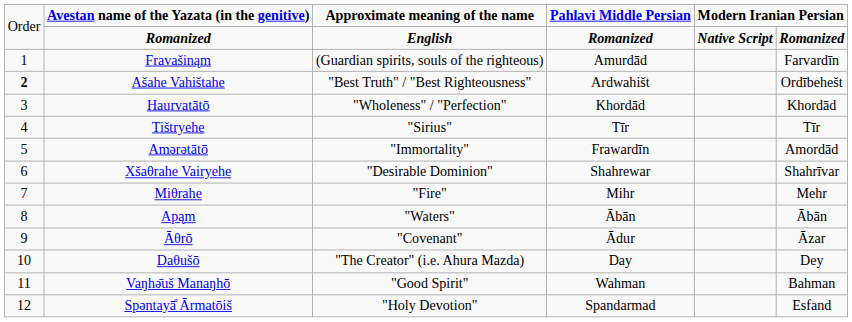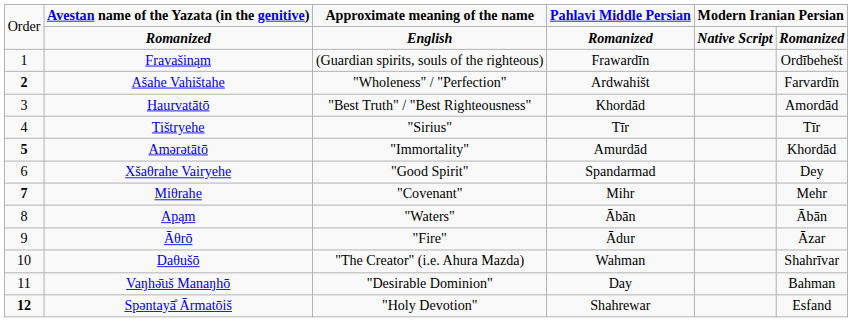(620, 60) Amurdād -> (620, 60) Frawardīn
(812, 60) Farvardīn -> (812, 60) Ordībehešt
(430, 82) "Best Truth" / "Best Righteousness" -> (430, 82) "Wholeness" / "Perfection"
(812, 82) Ordībehešt -> (812, 82) Farvardīn
(430, 104) "Wholeness" / "Perfection" -> (430, 104) "Best Truth" / "Best Righteousness"
(812, 104) Khordād -> (812, 104) Amordād
(24, 149) normal -> (24, 149) bold
(620, 149) Frawardīn -> (620, 149) Amurdād
(812, 149) Amordād -> (812, 149) Khordād
(430, 171) "Desirable Dominion" -> (430, 171) "Good Spirit"
(620, 171) Shahrewar -> (620, 171) Spandarmad
(812, 171) Shahrīvar -> (812, 171) Dey
(24, 194) normal -> (24, 194) bold
(430, 194) "Fire" -> (430, 194) "Covenant"
(430, 238) "Covenant" -> (430, 238) "Fire"
(620, 261) Day -> (620, 261) Wahman
(812, 261) Dey -> (812, 261) Shahrīvar
(430, 283) "Good Spirit" -> (430, 283) "Desirable Dominion"
(620, 283) Wahman -> (620, 283) Day
(24, 305) normal -> (24, 305) bold
(620, 305) Spandarmad -> (620, 305) Shahrewar
